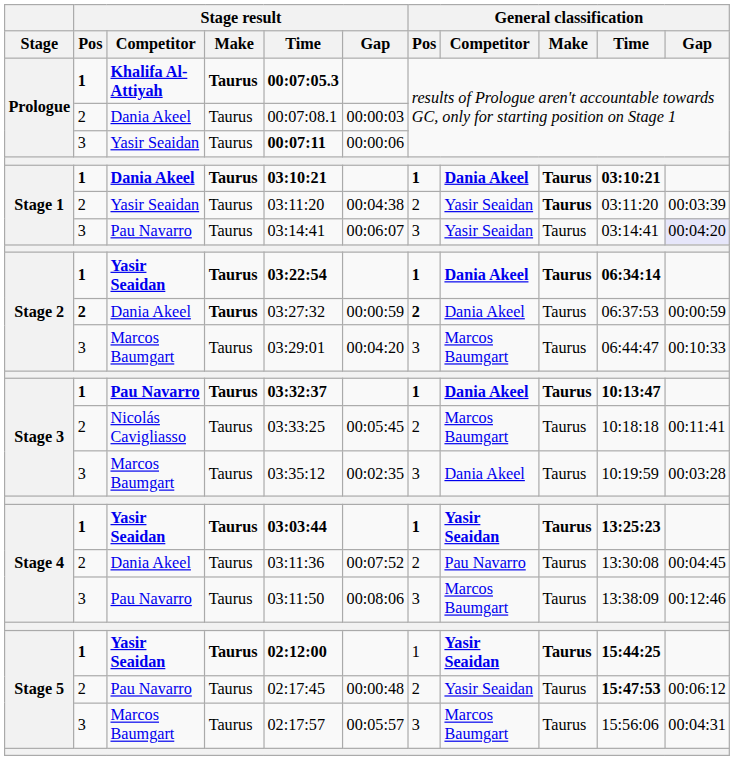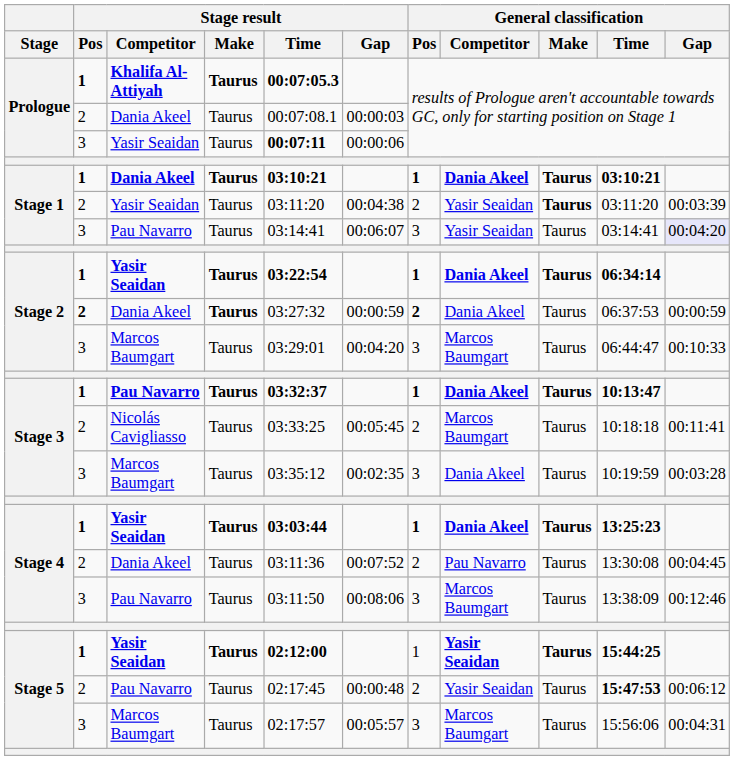(472, 526) Yasir Seaidan -> (486, 526) Dania Akeel
